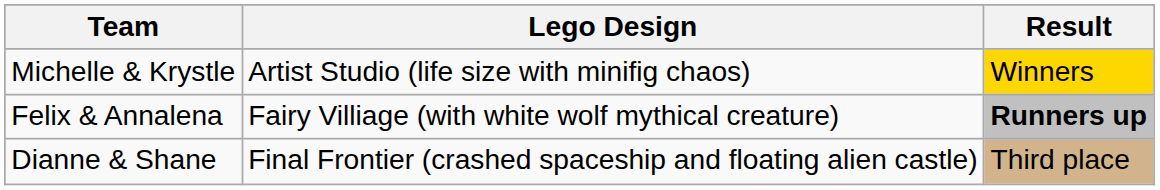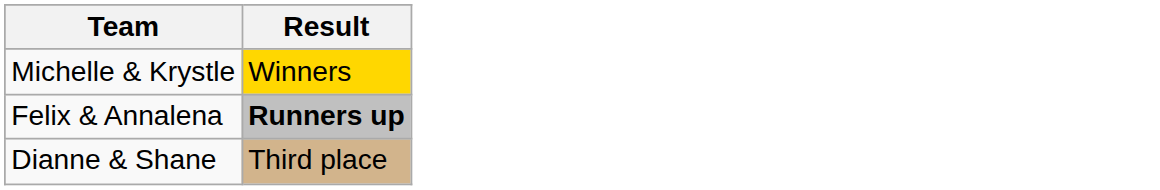- column: (613, 26)
